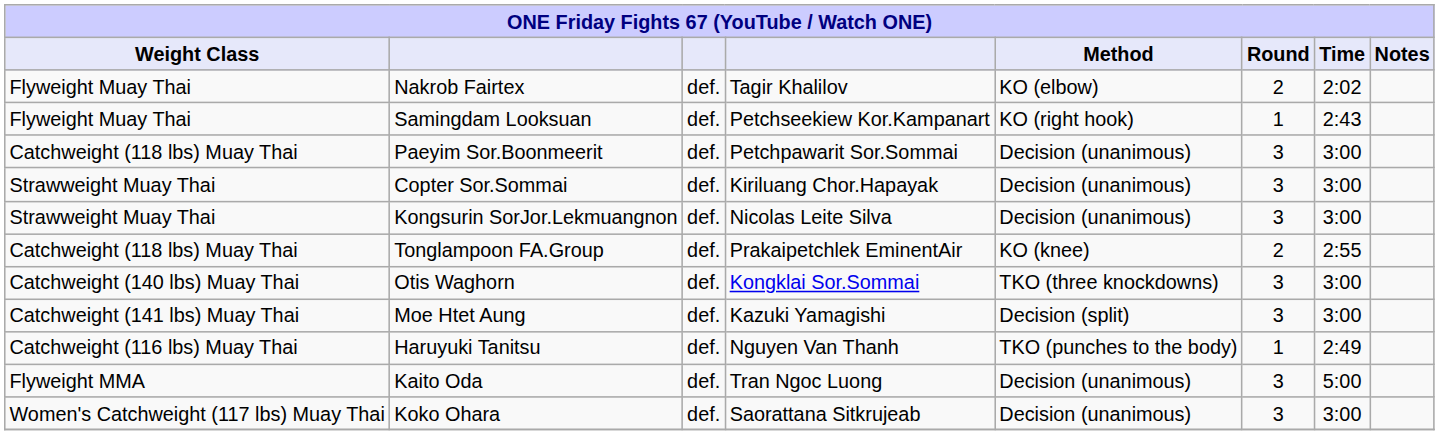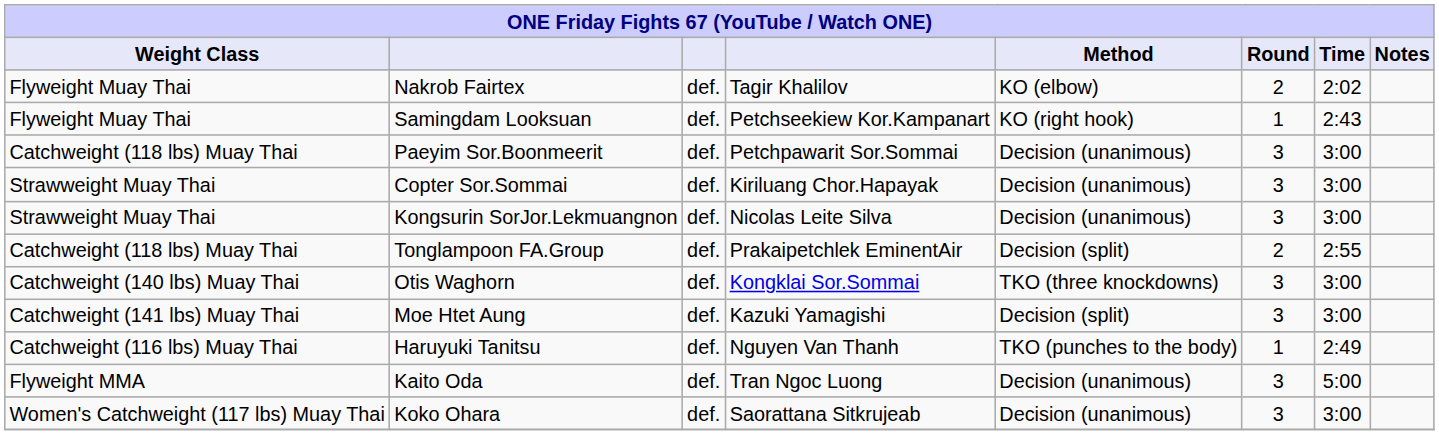(1045, 250) KO (knee) -> (1064, 250) Decision (split)
